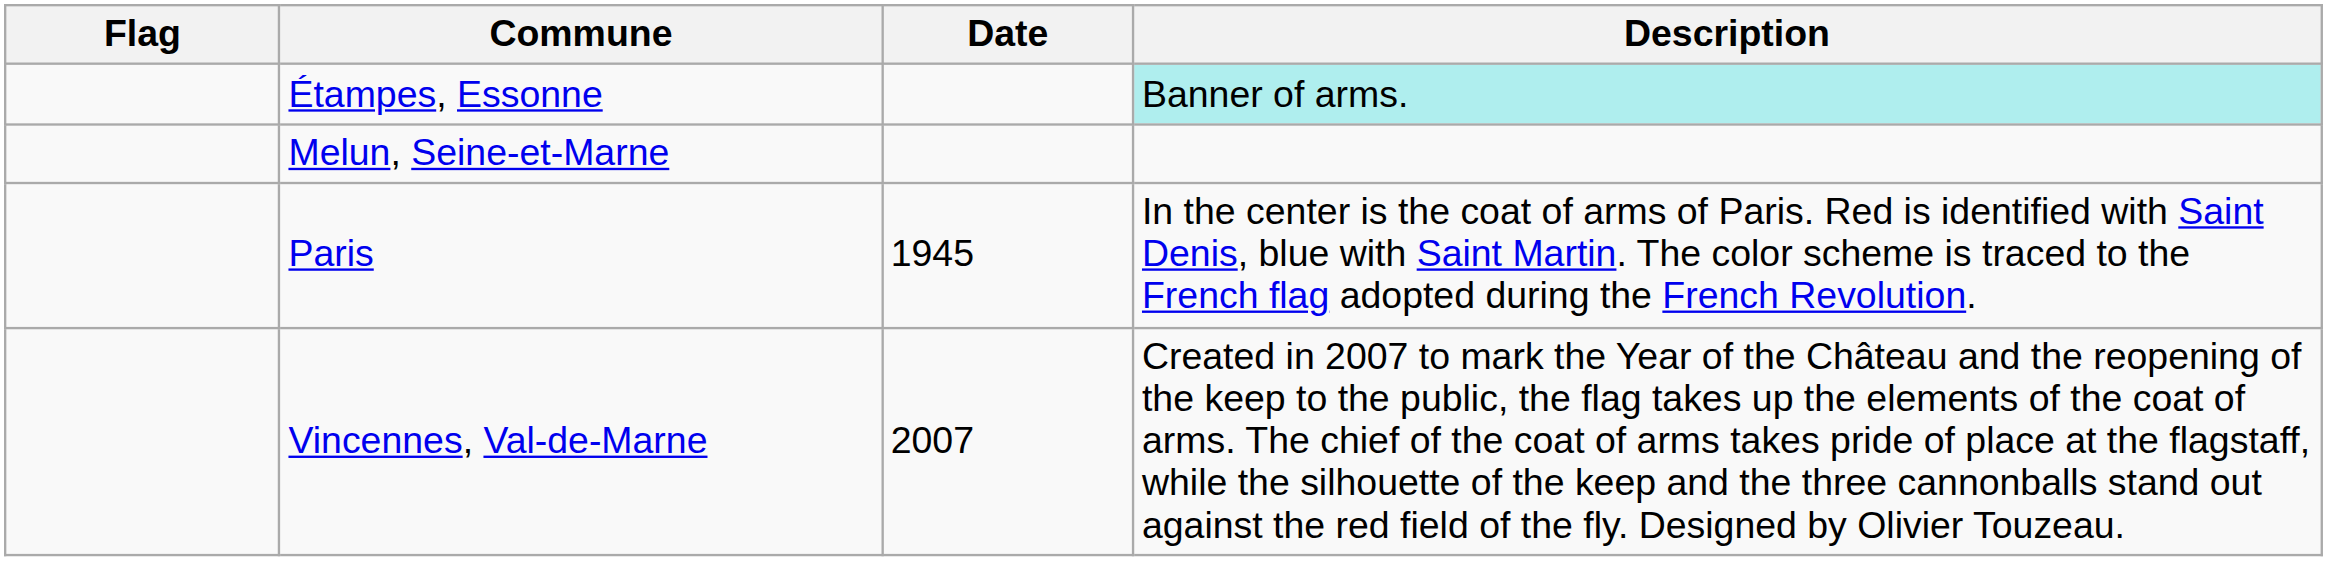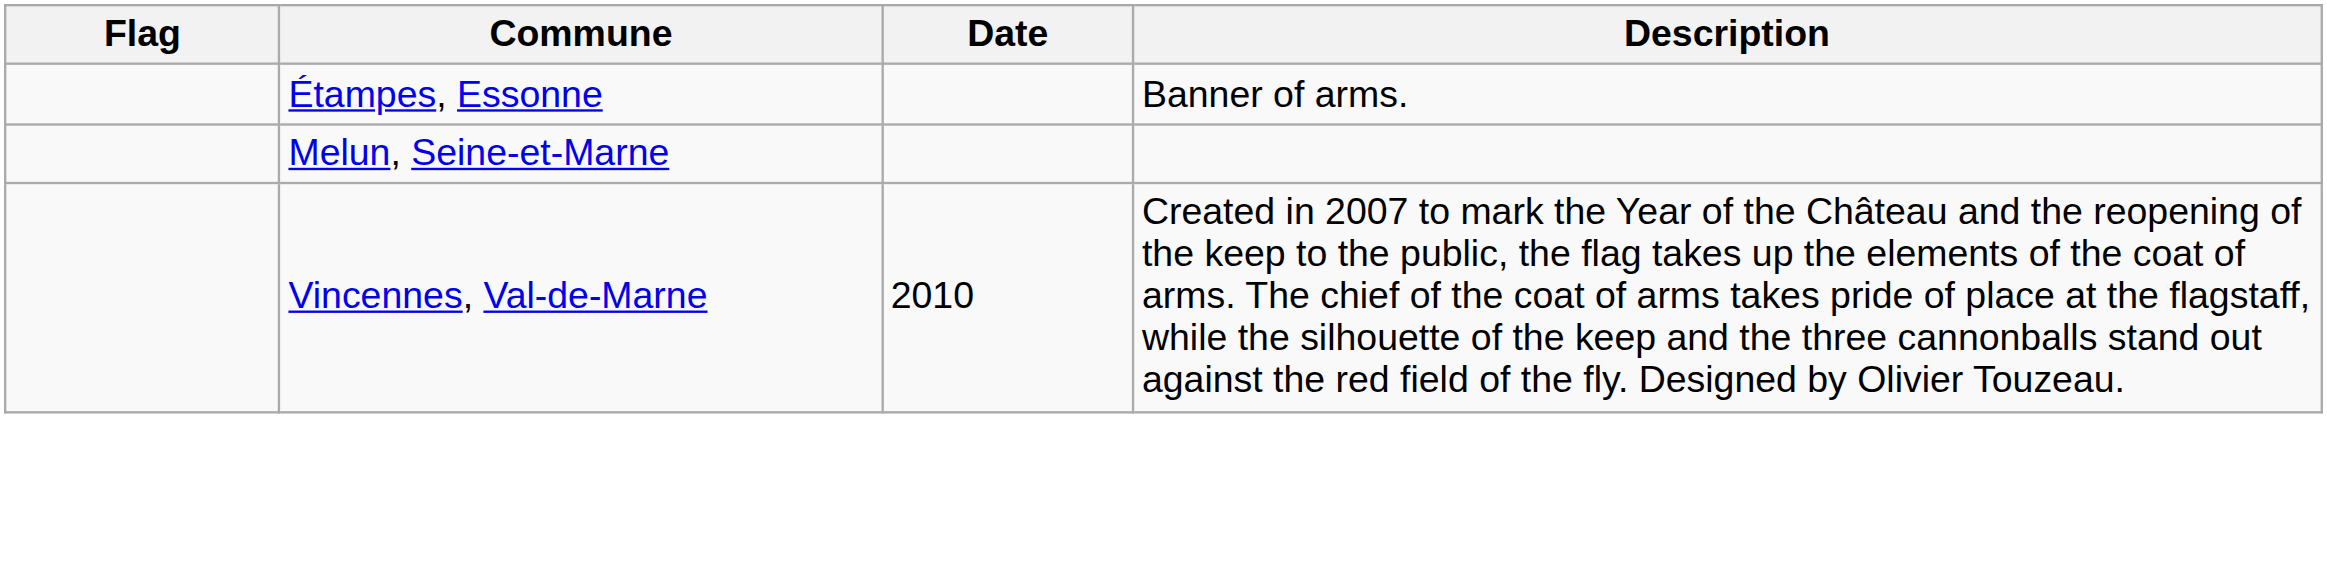(1275, 93) paleturquoise background -> (1275, 93) no background
- row: (331, 254)
(932, 440) 2007 -> (932, 296) 2010
